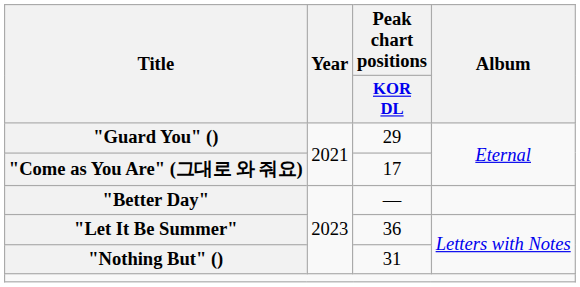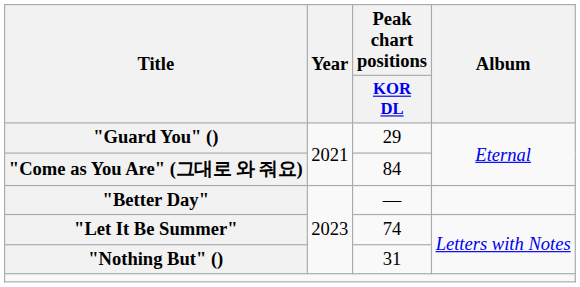(392, 168) 17 -> (392, 168) 84
(392, 229) 36 -> (392, 229) 74
